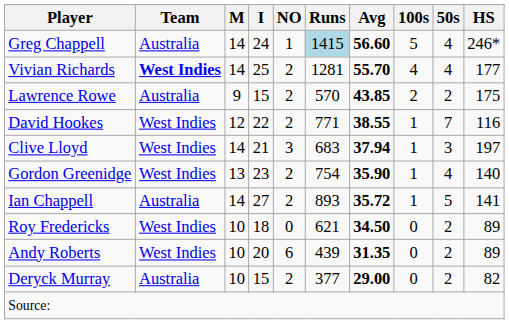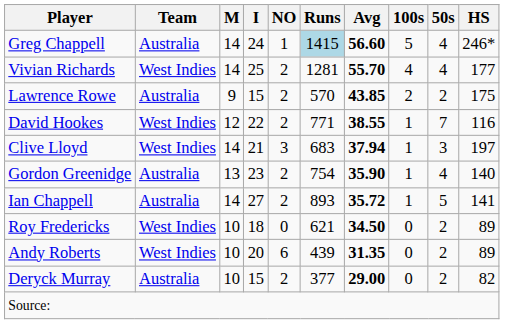(180, 69) bold -> (177, 69) normal
(177, 174) West Indies -> (169, 174) Australia
